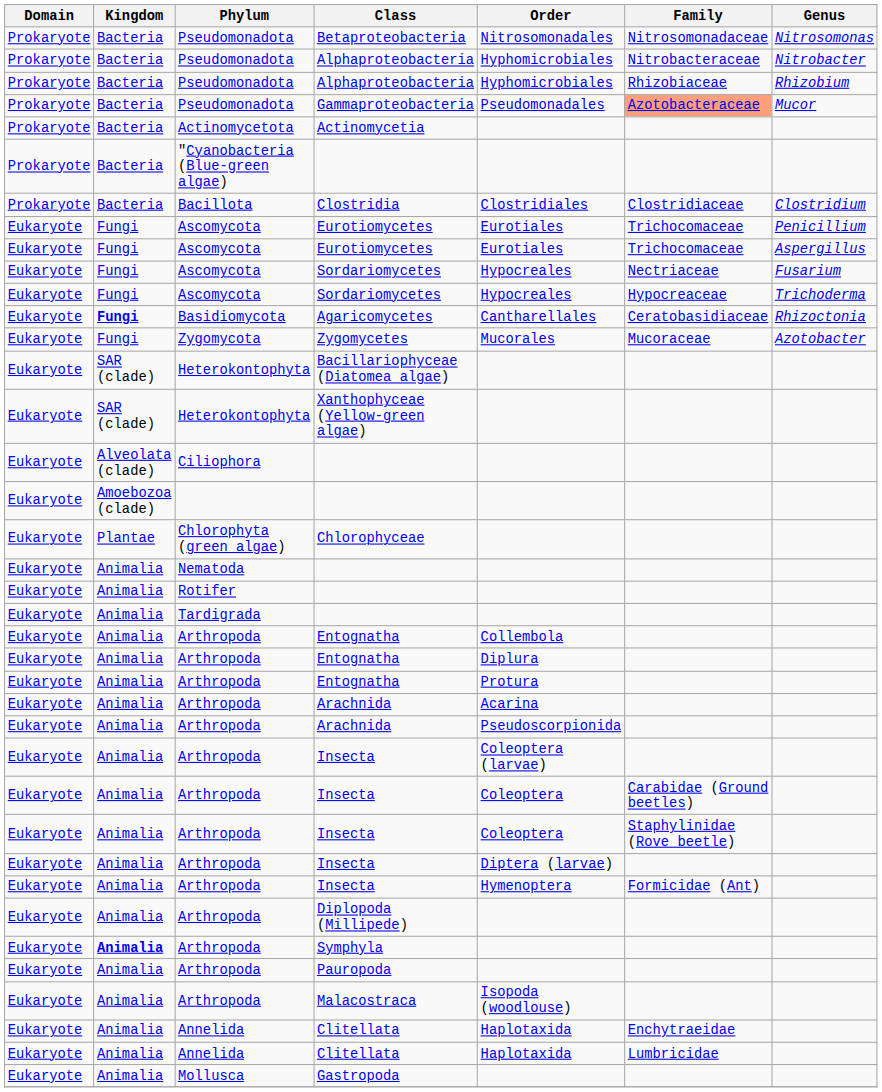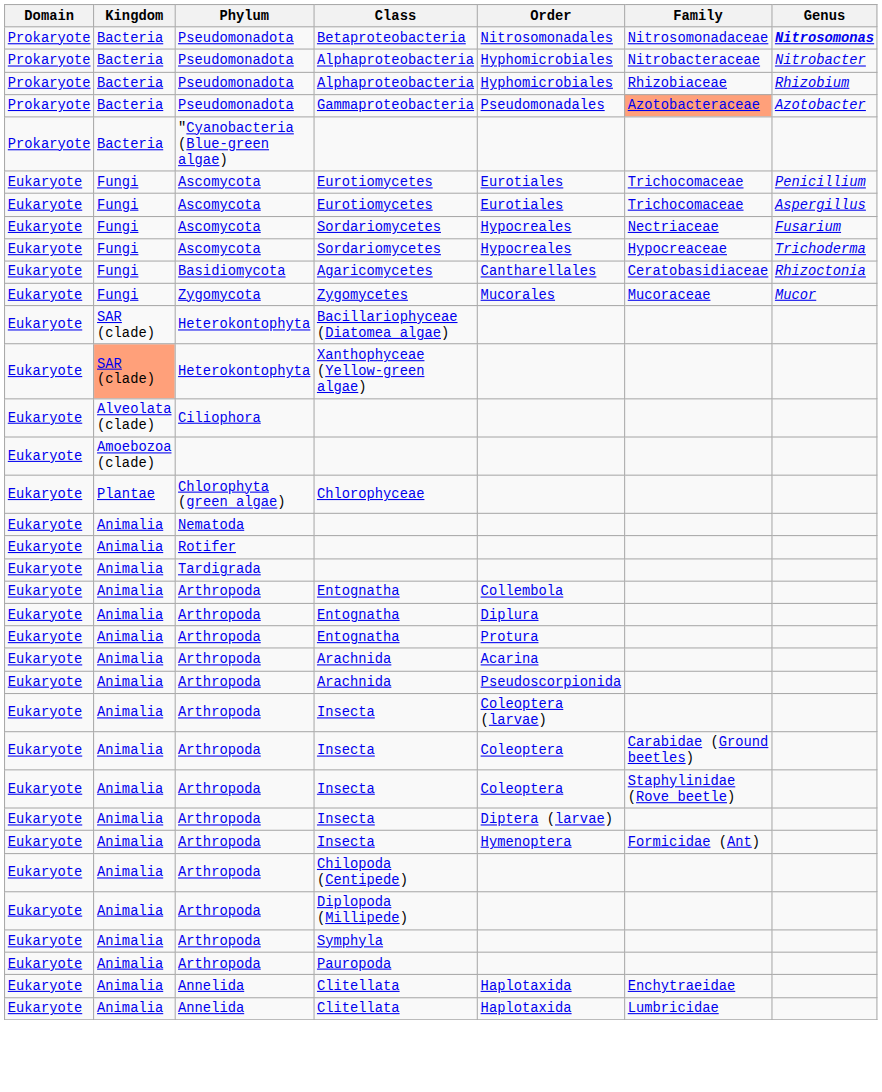(825, 38) normal -> (825, 38) bold
(796, 106) Mucor -> (820, 106) Azotobacter
- row: (236, 128)
- row: (215, 205)
(118, 317) bold -> (118, 272) normal
(820, 340) Azotobacter -> (796, 295) Mucor
(126, 416) no background -> (126, 371) lightsalmon background
+ row: (219, 872)
(130, 948) bold -> (130, 941) normal
- row: (219, 1001)
- row: (211, 1076)
